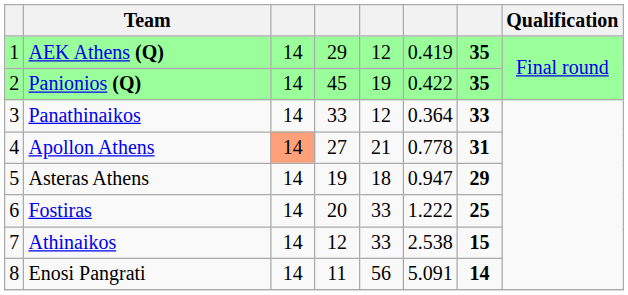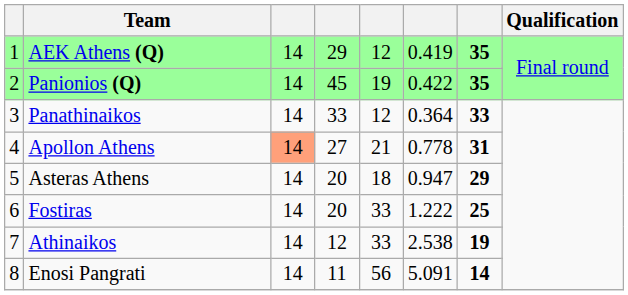(337, 178) 19 -> (337, 178) 20
(480, 242) 15 -> (480, 242) 19
